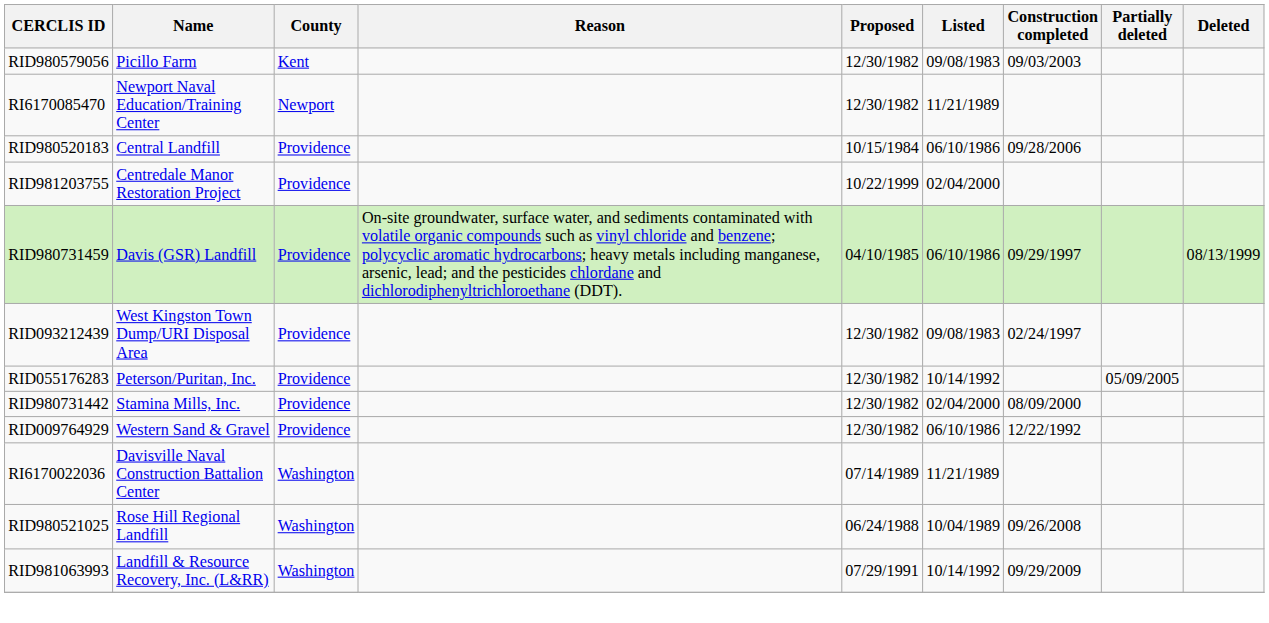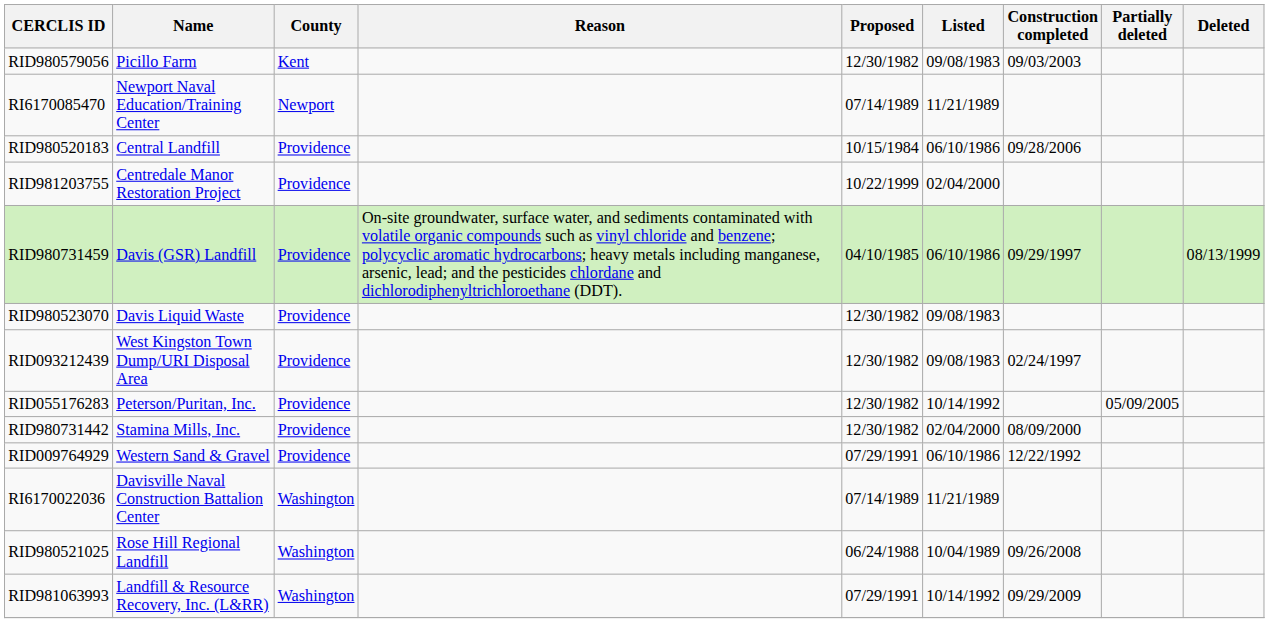(882, 104) 12/30/1982 -> (882, 104) 07/14/1989
+ row: (59, 316)
(882, 429) 12/30/1982 -> (882, 455) 07/29/1991
